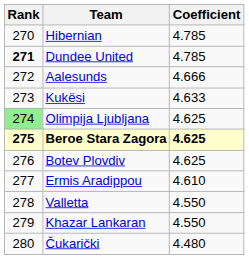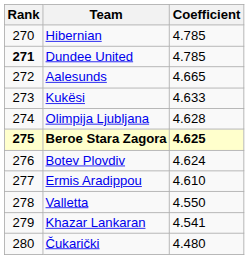(189, 77) 4.666 -> (189, 77) 4.665
(23, 118) lightgreen background -> (23, 118) no background
(189, 118) 4.625 -> (189, 118) 4.628
(189, 160) 4.625 -> (189, 160) 4.624
(189, 222) 4.550 -> (189, 222) 4.541
